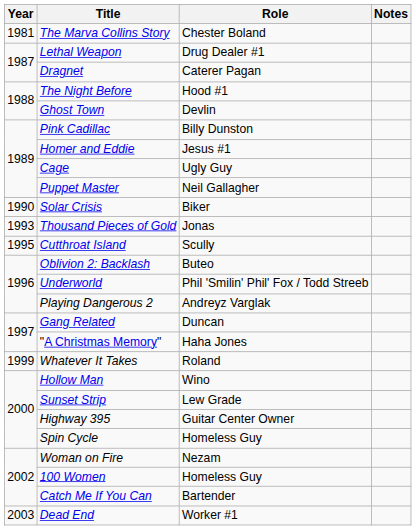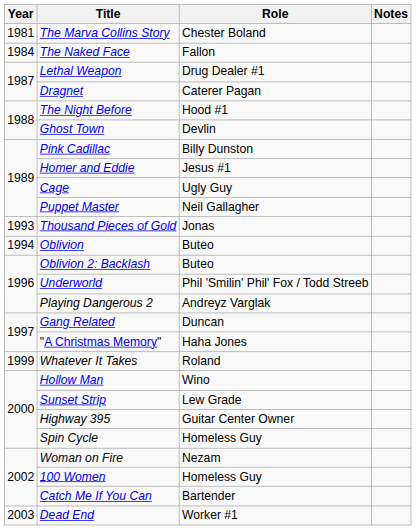+ row: (85, 52)
- row: (71, 206)
+ row: (62, 245)
- row: (83, 245)
